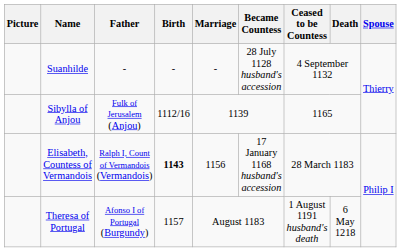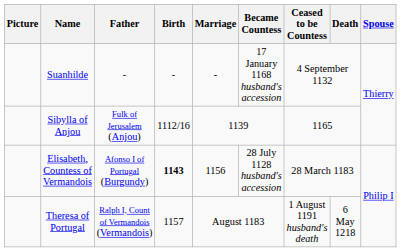(261, 69) 28 July 1128 husband's accession -> (261, 74) 17 January 1168 husband's accession
(125, 165) Ralph I, Count of Vermandois (Vermandois) -> (125, 171) Afonso I of Portugal (Burgundy)
(261, 165) 17 January 1168 husband's accession -> (261, 170) 28 July 1128 husband's accession
(125, 222) Afonso I of Portugal (Burgundy) -> (125, 222) Ralph I, Count of Vermandois (Vermandois)
